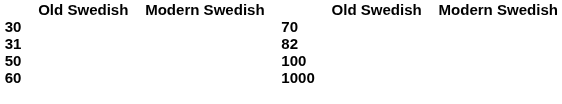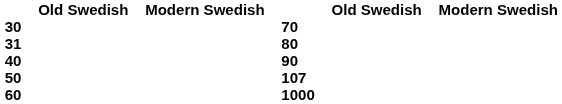(281, 44) 82 -> (281, 44) 80
+ row: (5, 61)
(286, 61) 100 -> (286, 78) 107
